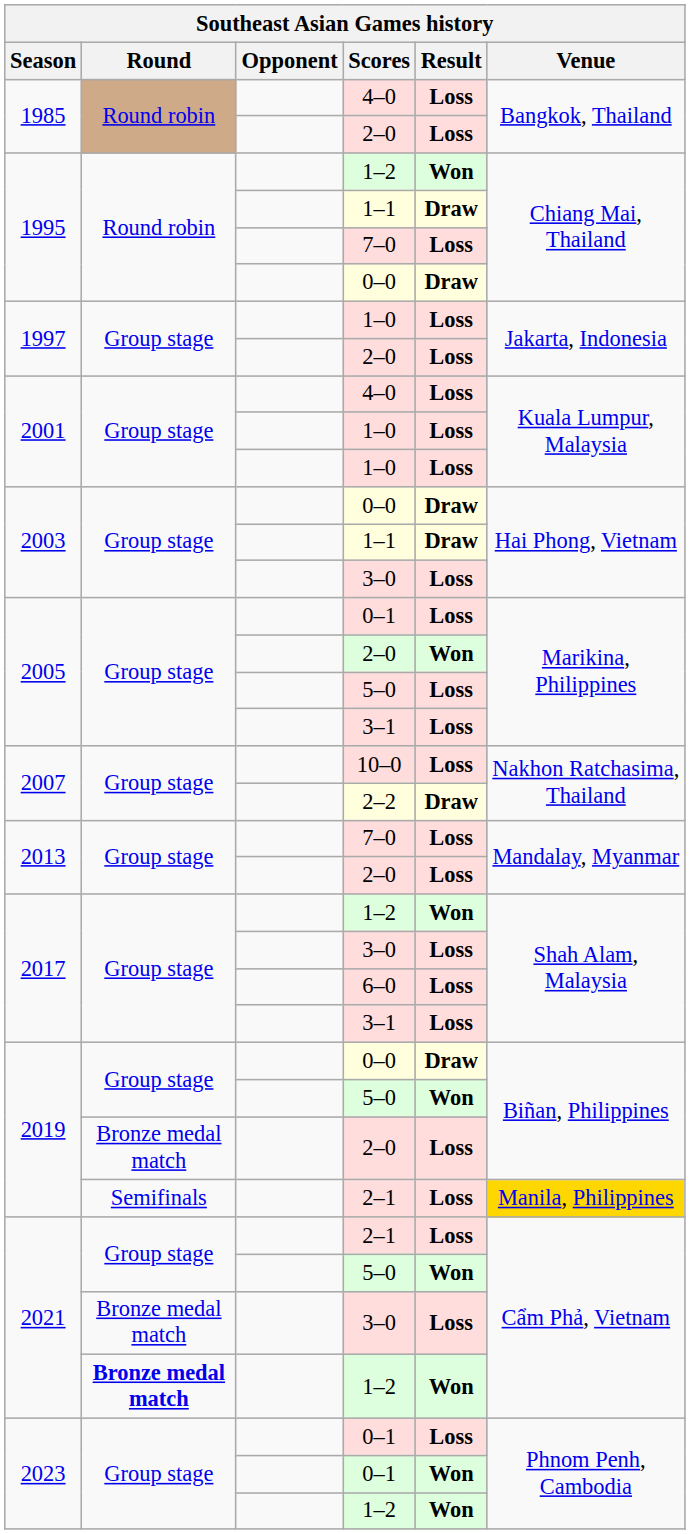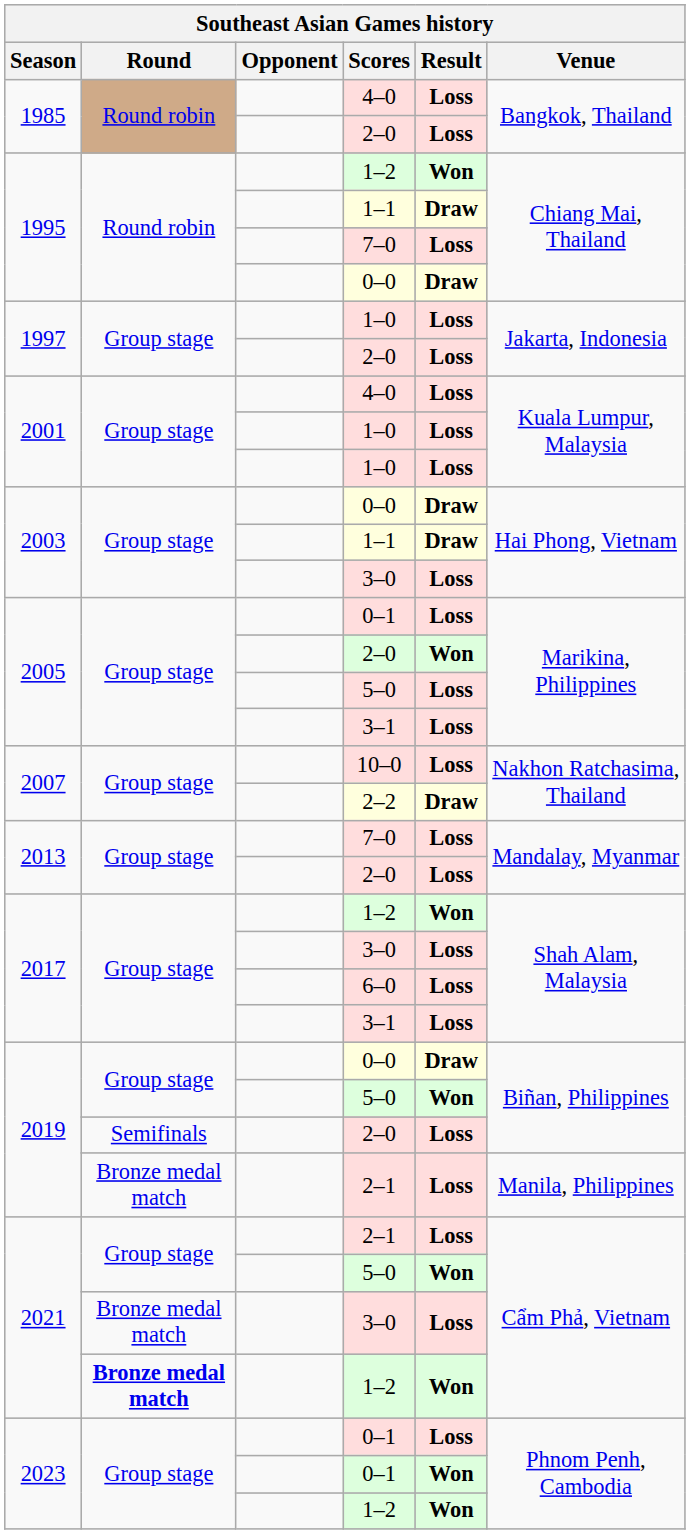(159, 1148) Bronze medal match -> (159, 1134) Semifinals
(159, 1198) Semifinals -> (159, 1185) Bronze medal match
(586, 1198) gold background -> (586, 1185) no background
